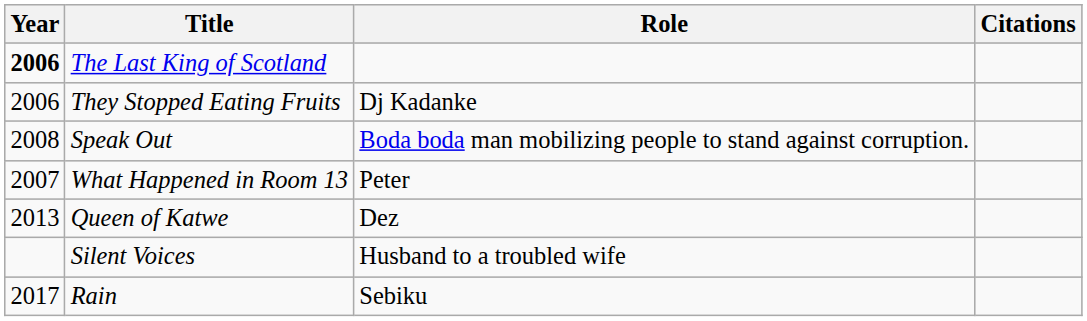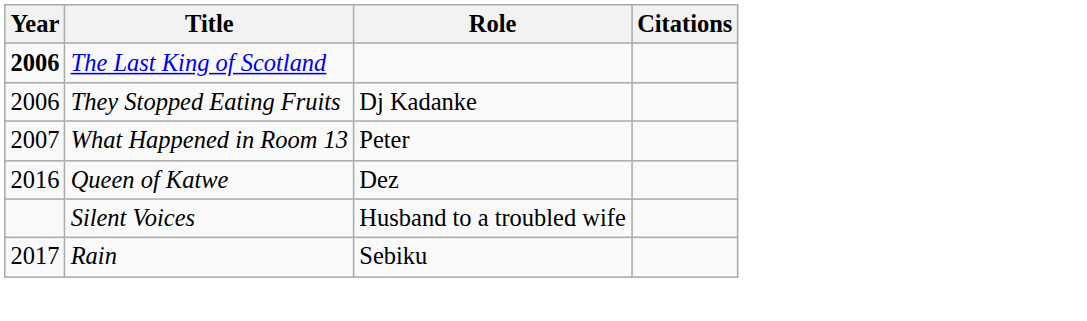- row: (121, 140)
(35, 218) 2013 -> (35, 179) 2016
